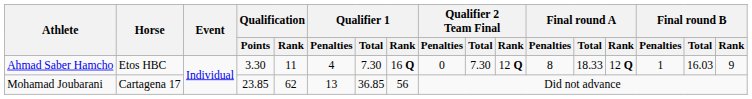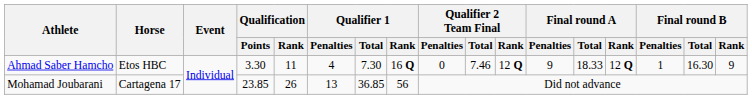(480, 65) 7.30 -> (480, 65) 7.46
(550, 65) 8 -> (550, 65) 9
(700, 65) 16.03 -> (700, 65) 16.30
(291, 84) 62 -> (291, 84) 26
